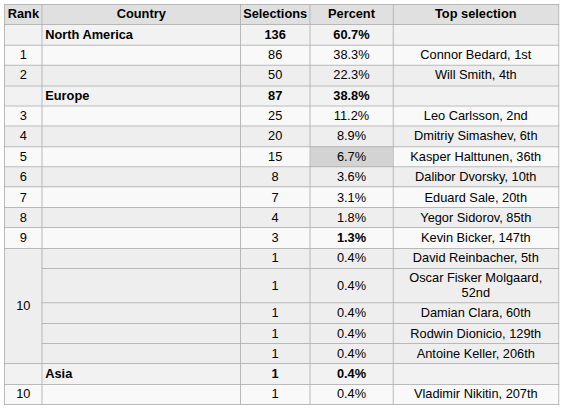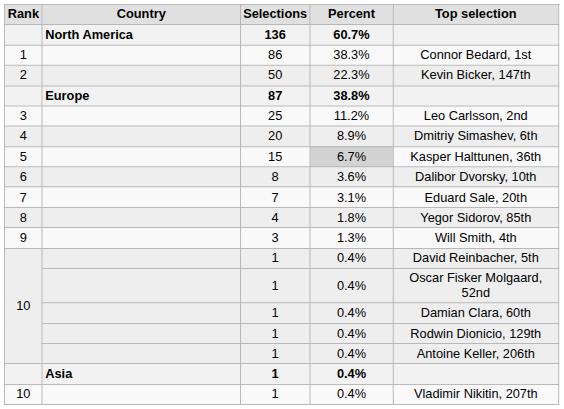(476, 75) Will Smith, 4th -> (476, 75) Kevin Bicker, 147th
(351, 237) bold -> (351, 237) normal
(476, 237) Kevin Bicker, 147th -> (476, 237) Will Smith, 4th
